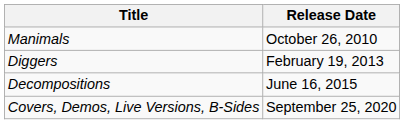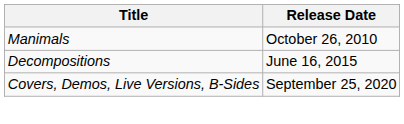- row: (33, 61)
